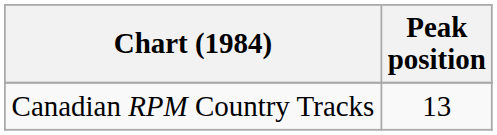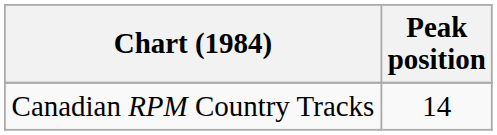(437, 105) 13 -> (437, 105) 14
